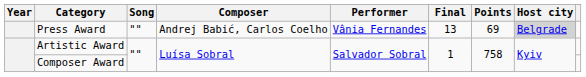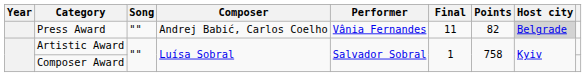(450, 30) 13 -> (450, 30) 11
(493, 30) 69 -> (493, 30) 82
